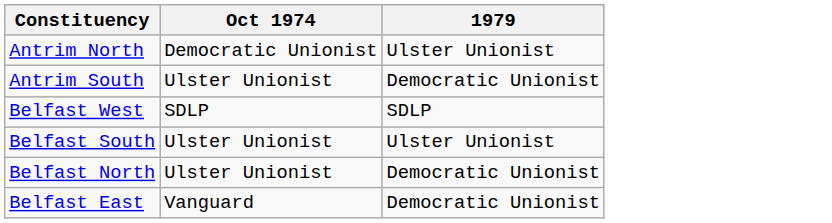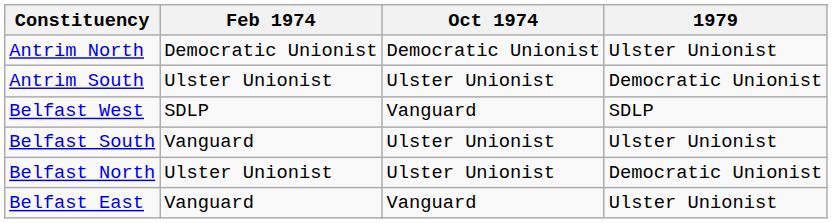+ column: (271, 20)
(187, 112) SDLP -> (431, 112) Vanguard
(493, 203) Democratic Unionist -> (693, 203) Ulster Unionist
